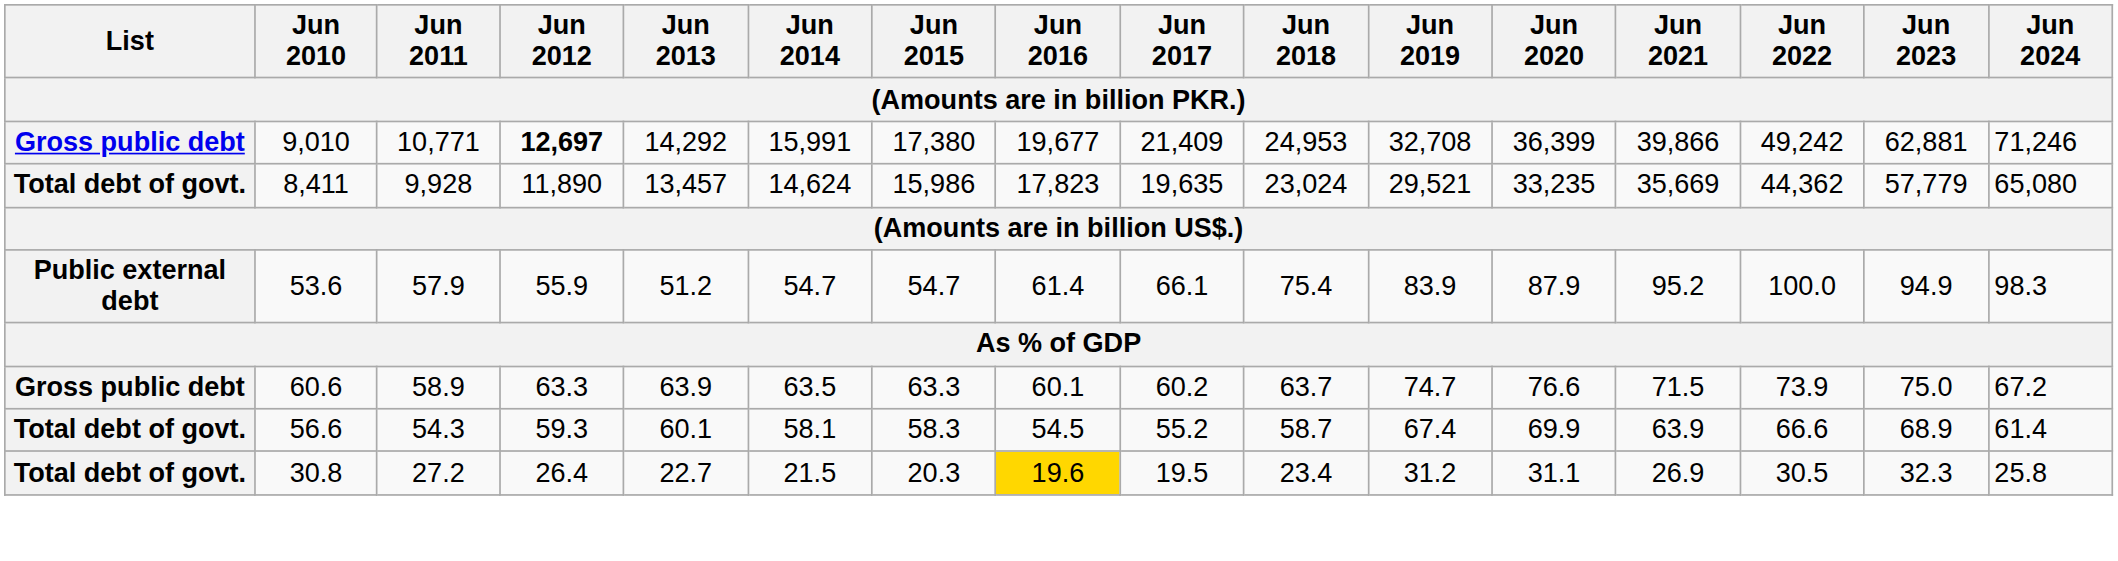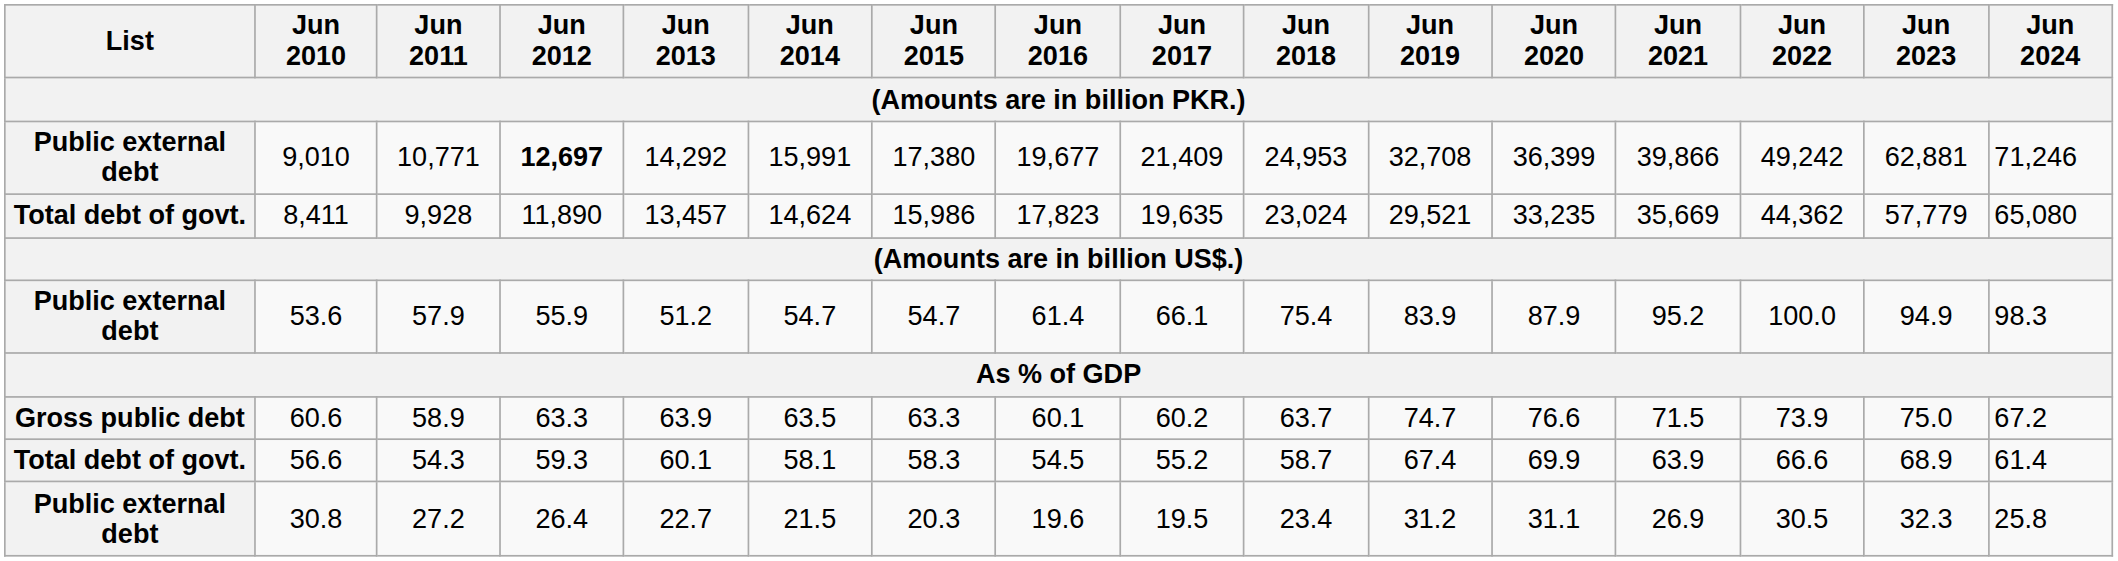(130, 142) Gross public debt -> (130, 157) Public external debt
(130, 472) Total debt of govt. -> (130, 518) Public external debt
(1058, 472) gold background -> (1058, 518) no background
